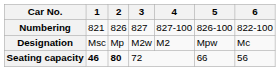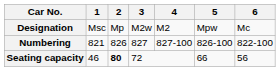rows swapped: (45, 43) <-> (45, 27)
(94, 58) bold -> (94, 58) normal
